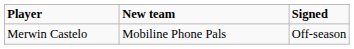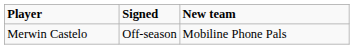columns swapped: (310, 14) <-> (149, 14)
